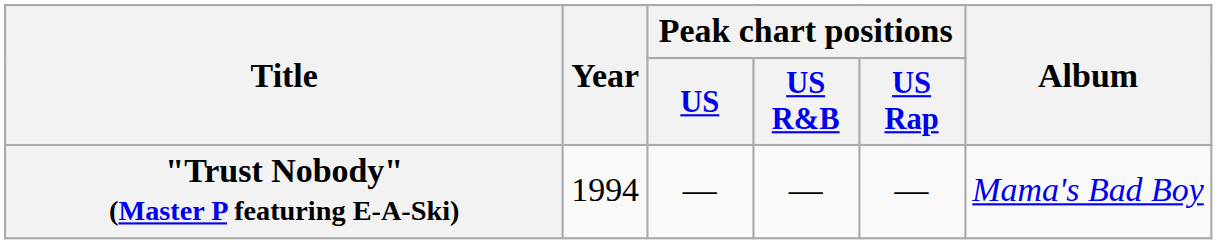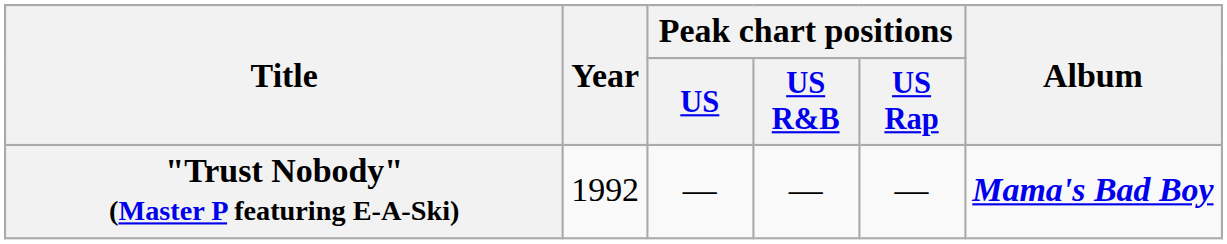(605, 190) 1994 -> (605, 190) 1992
(1088, 190) normal -> (1093, 190) bold
